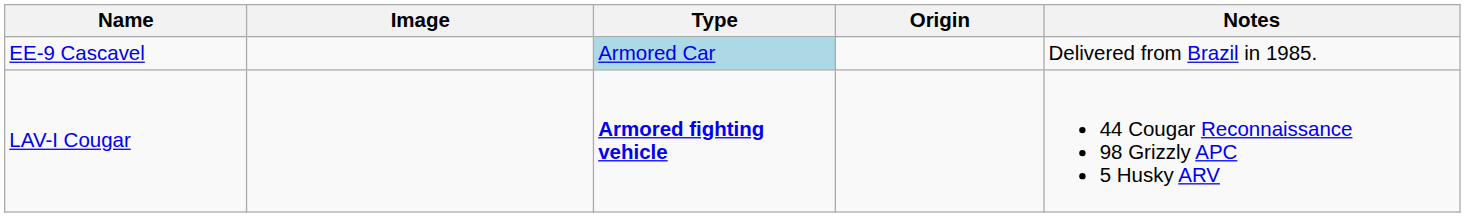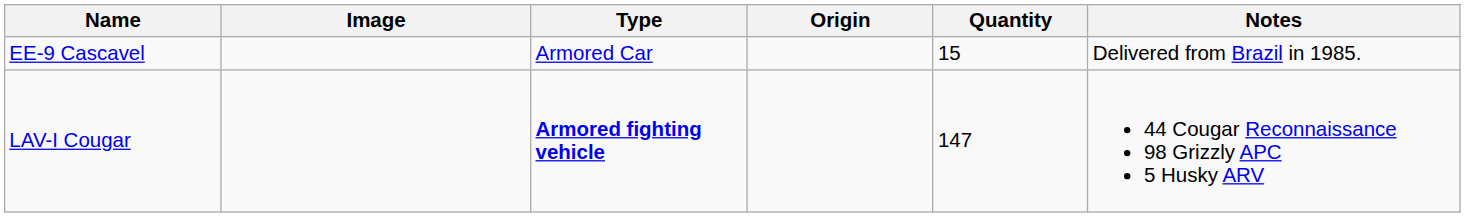+ column: (1011, 20)
(657, 53) lightblue background -> (594, 53) no background
